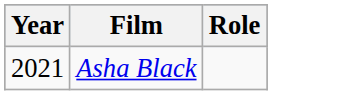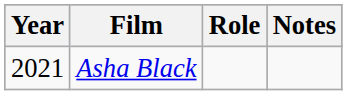+ column: (304, 25)
